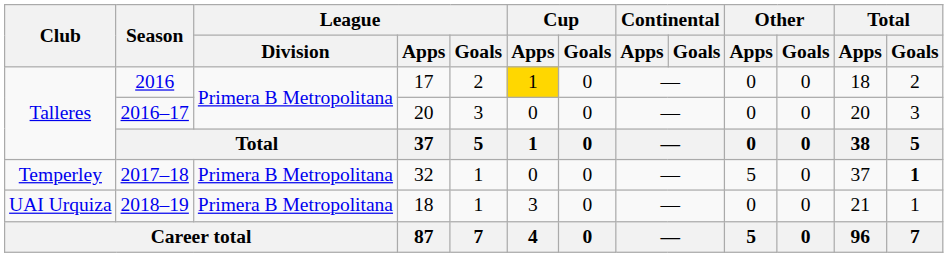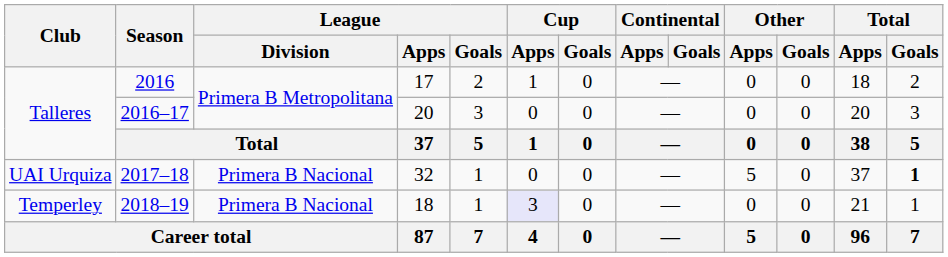(533, 81) gold background -> (533, 81) no background
(60, 174) Temperley -> (60, 174) UAI Urquiza
(295, 174) Primera B Metropolitana -> (295, 174) Primera B Nacional
(60, 205) UAI Urquiza -> (60, 205) Temperley
(295, 205) Primera B Metropolitana -> (295, 205) Primera B Nacional
(533, 205) no background -> (533, 205) lavender background
